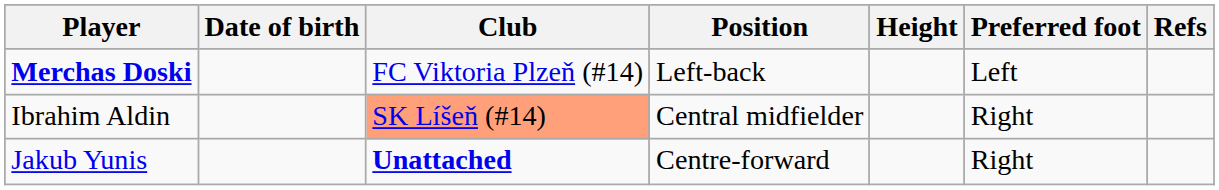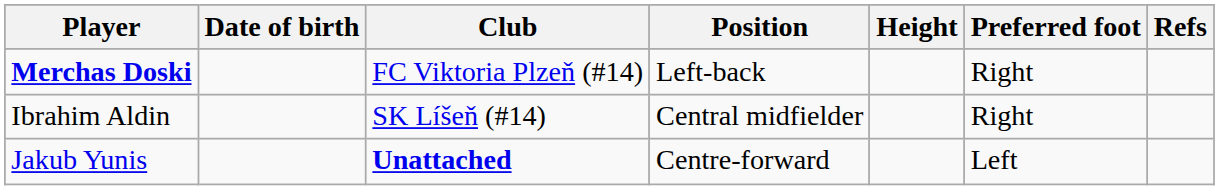(994, 71) Left -> (1002, 71) Right
(459, 116) lightsalmon background -> (459, 116) no background
(1002, 160) Right -> (994, 160) Left
